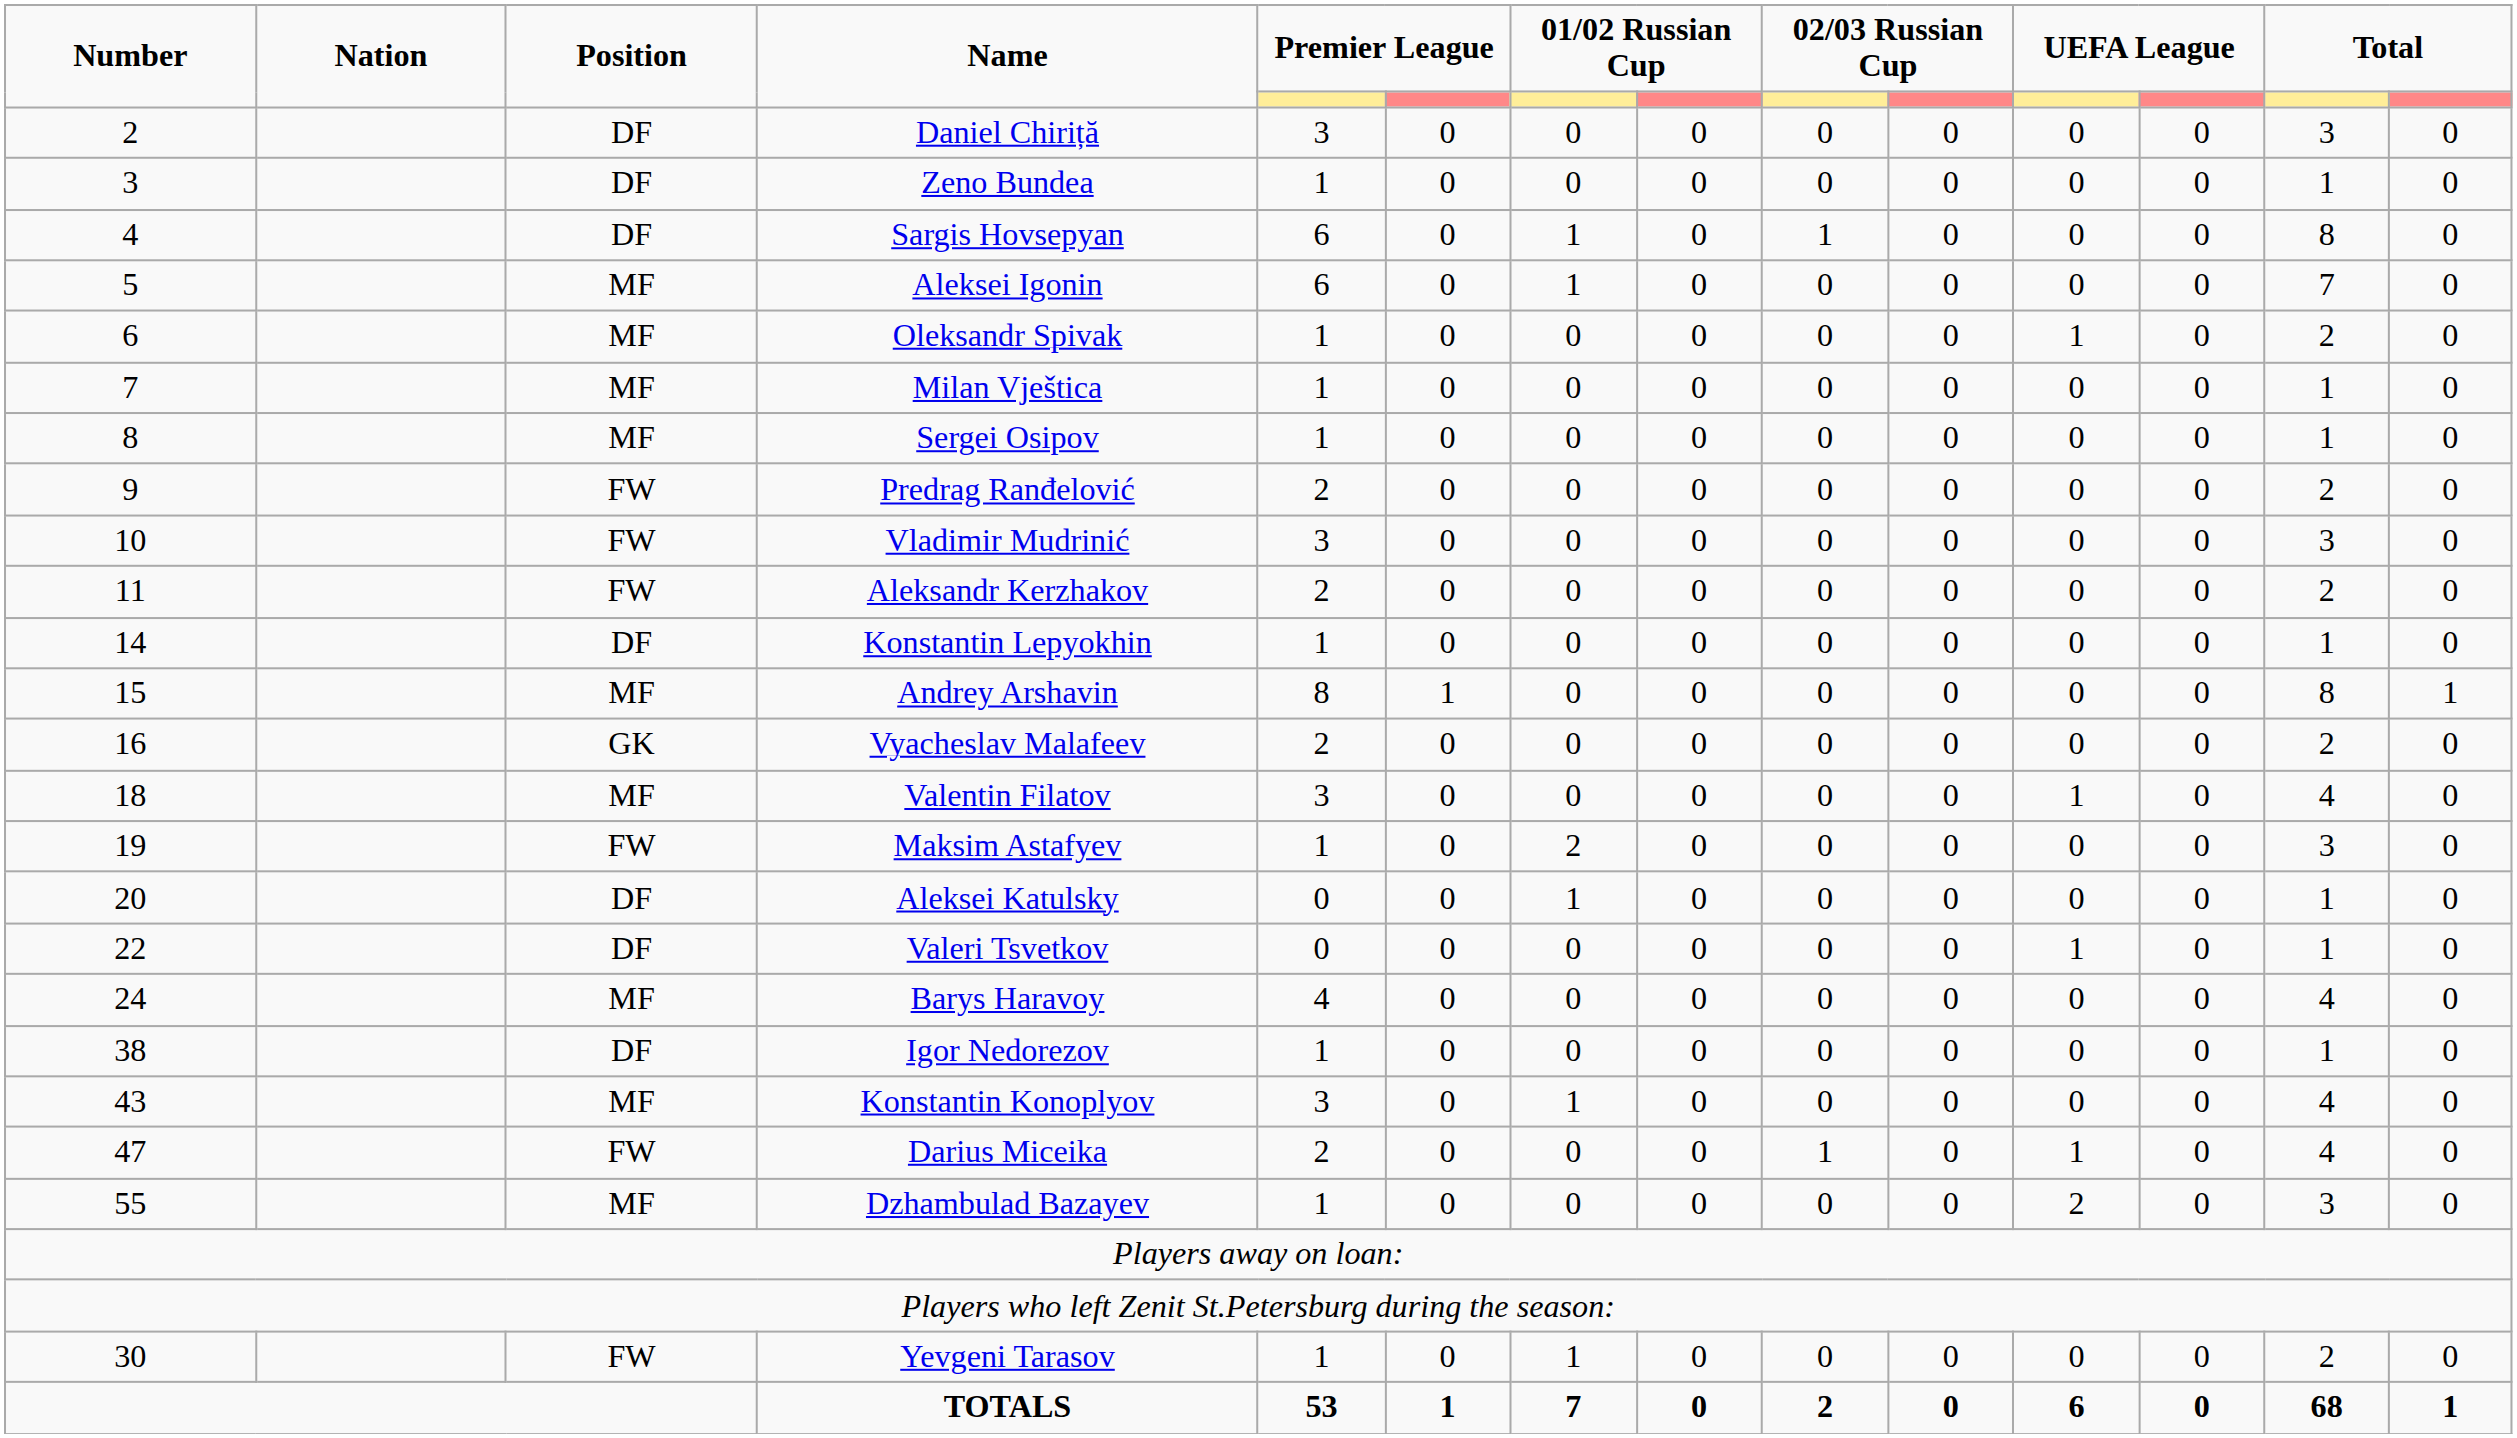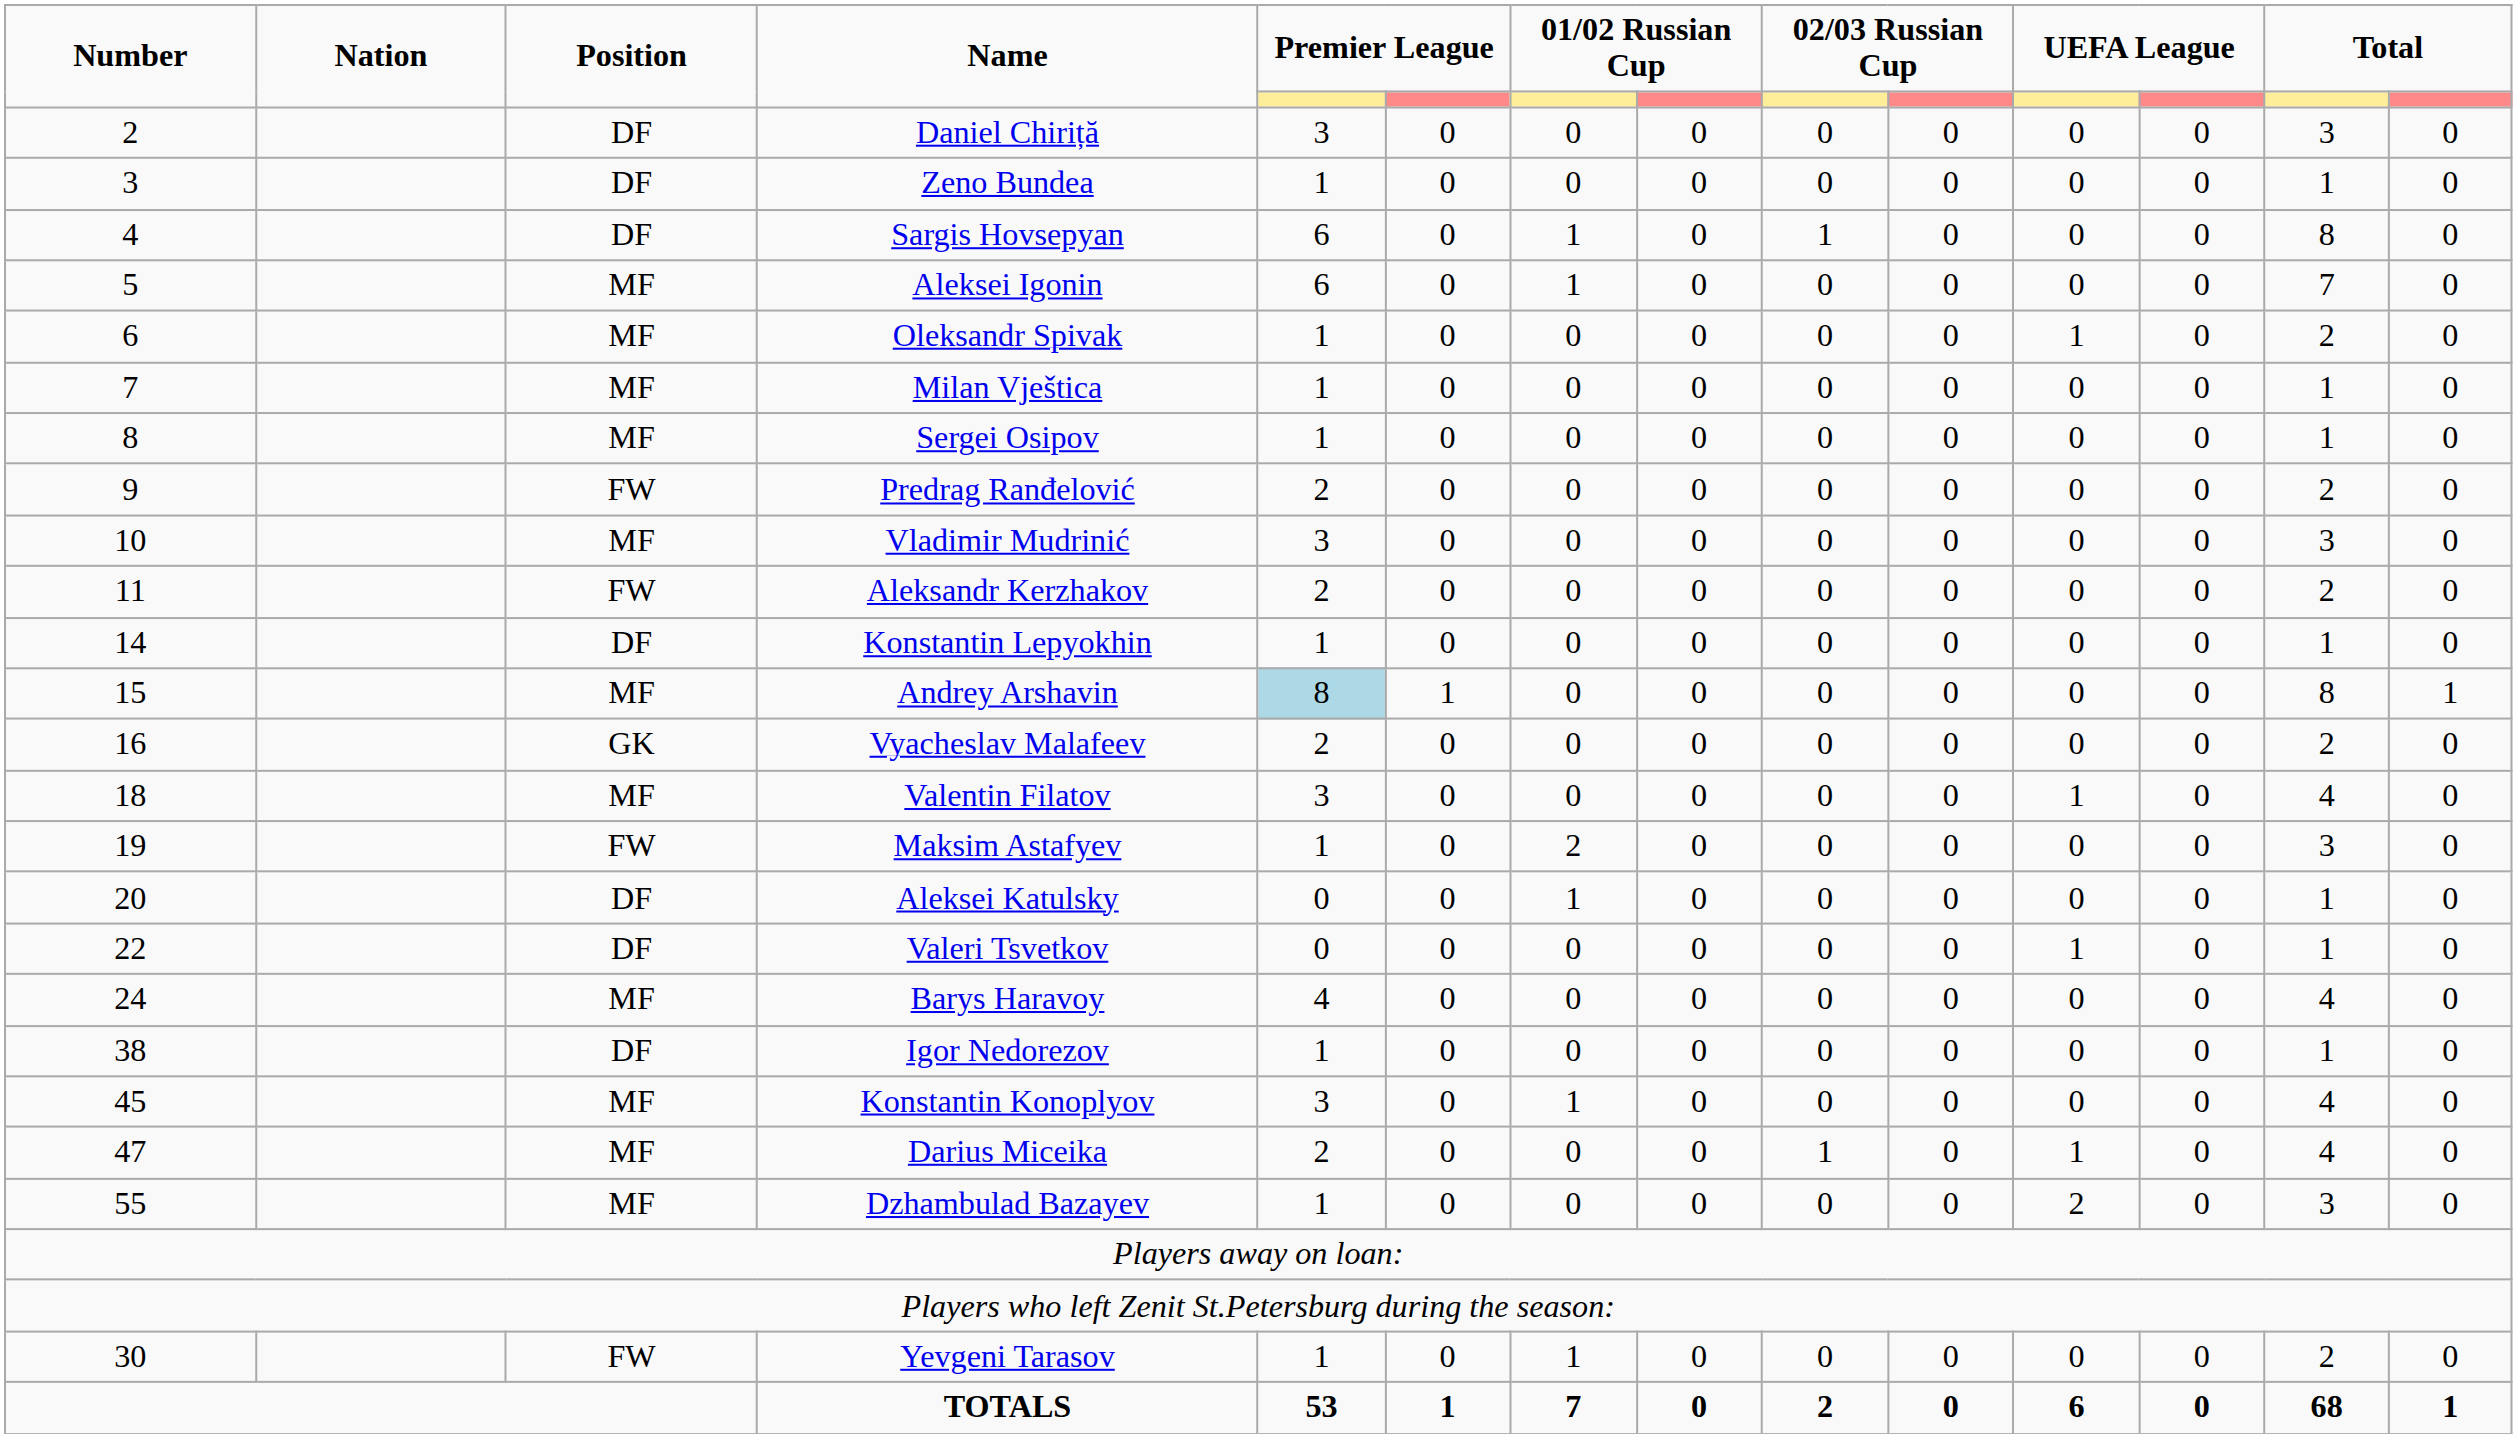(632, 540) FW -> (632, 540) MF
(1322, 693) no background -> (1322, 693) lightblue background
(130, 1101) 43 -> (130, 1101) 45
(632, 1152) FW -> (632, 1152) MF
